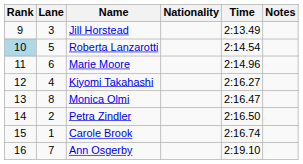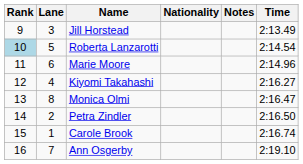columns swapped: (242, 13) <-> (280, 13)
